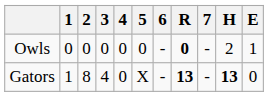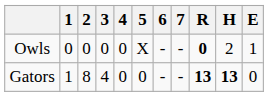columns swapped: (207, 19) <-> (185, 19)
(143, 48) 0 -> (143, 48) X
(143, 77) X -> (143, 77) 0
